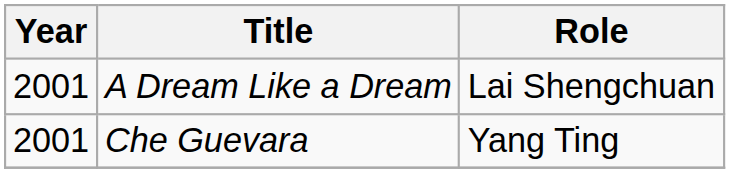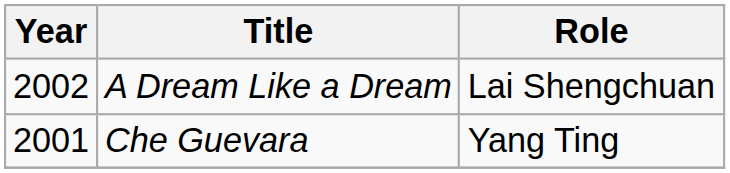(51, 85) 2001 -> (51, 85) 2002
